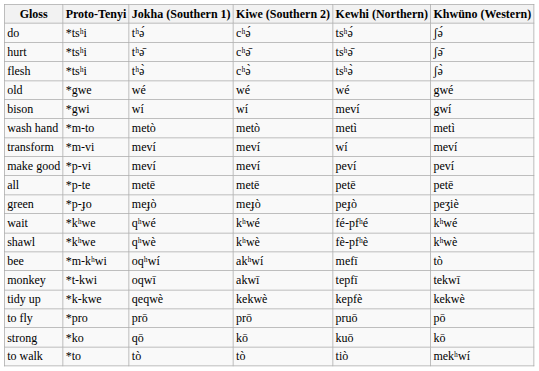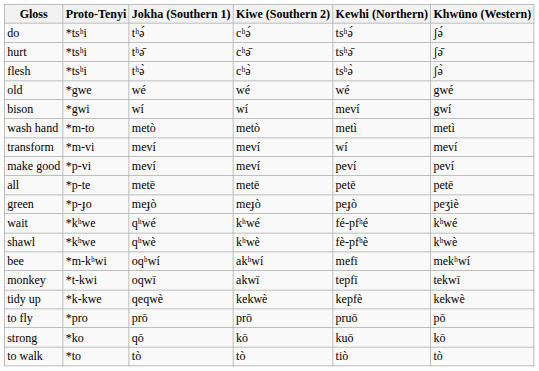(438, 261) tò -> (452, 261) mekʰwí
(452, 356) mekʰwí -> (438, 356) tò
